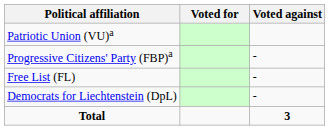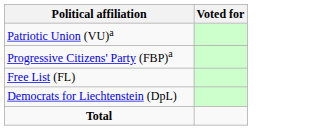- column: (287, 14)
